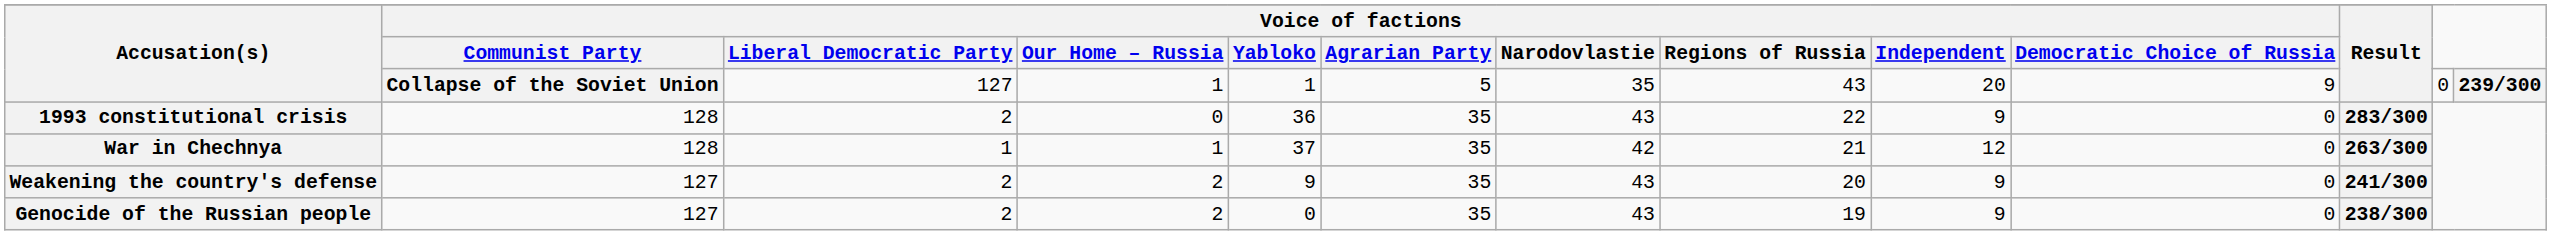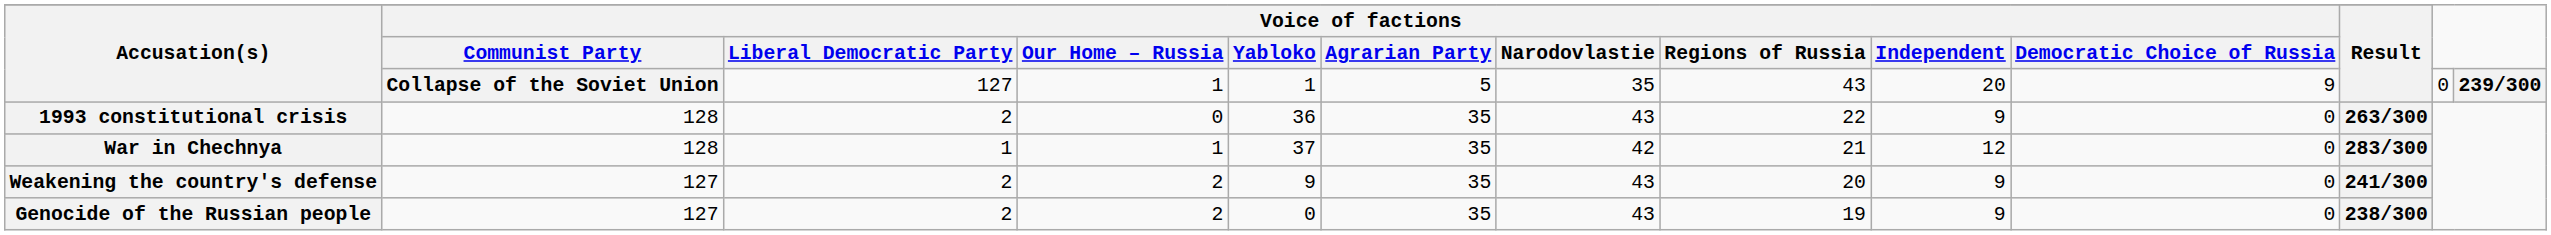(2386, 117) 283/300 -> (2386, 117) 263/300
(2386, 150) 263/300 -> (2386, 150) 283/300
